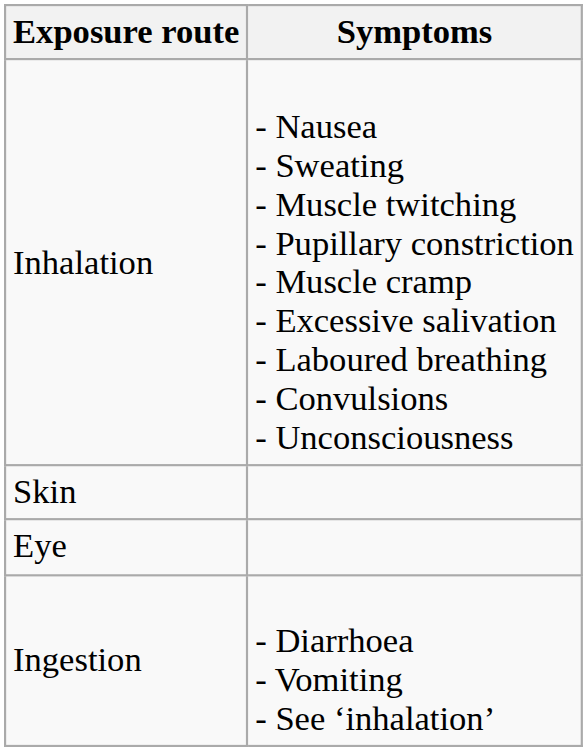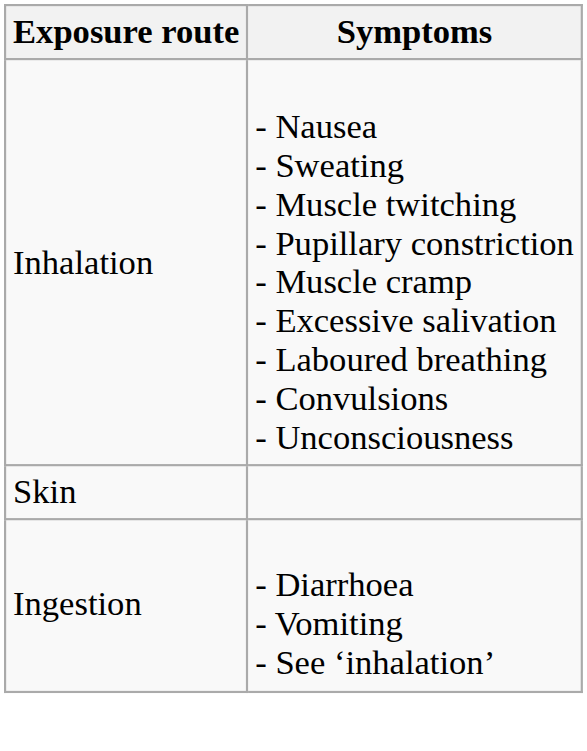- row: (40, 546)
